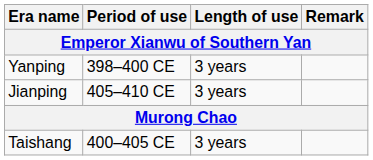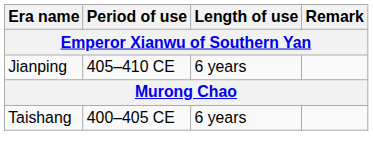- row: (37, 67)
(220, 92) 3 years -> (220, 67) 6 years
(220, 142) 3 years -> (220, 117) 6 years
